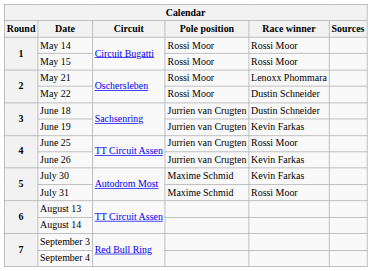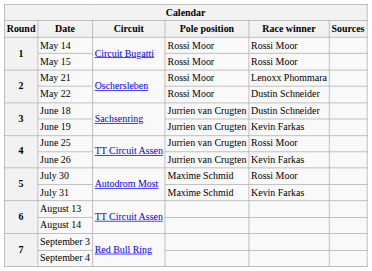(278, 176) Kevin Farkas -> (274, 176) Rossi Moor
(274, 192) Rossi Moor -> (278, 192) Kevin Farkas
